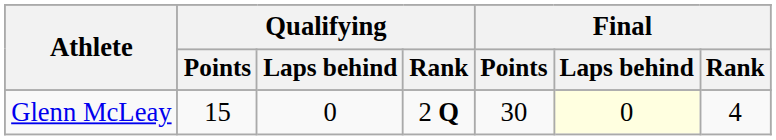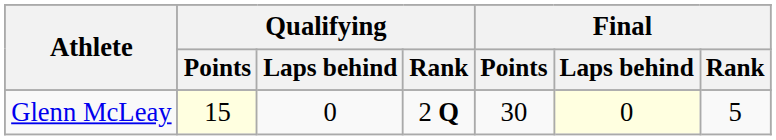(218, 112) no background -> (218, 112) lightyellow background
(735, 112) 4 -> (735, 112) 5
